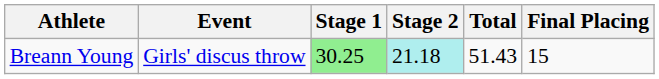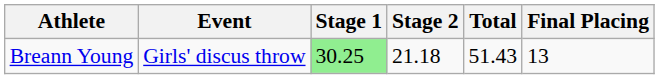(416, 55) paleturquoise background -> (416, 55) no background
(538, 55) 15 -> (538, 55) 13
